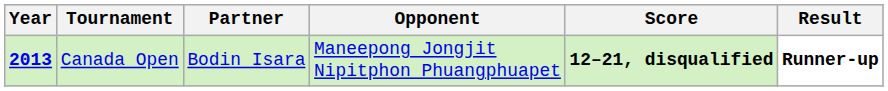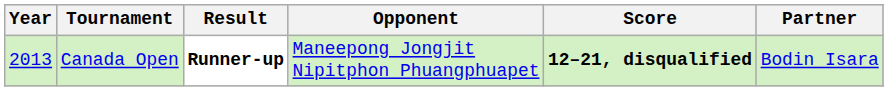columns swapped: (246, 19) <-> (830, 19)
(31, 60) bold -> (31, 60) normal
